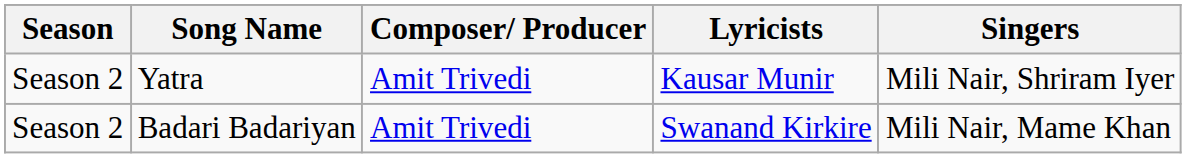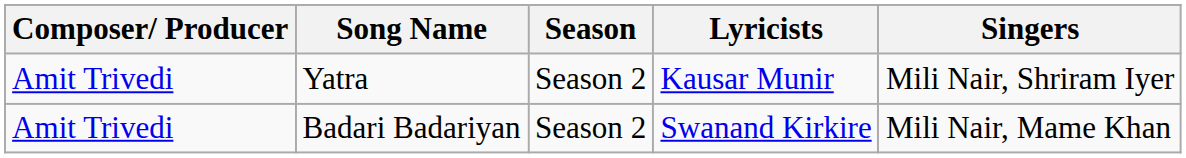columns swapped: (68, 29) <-> (508, 29)
